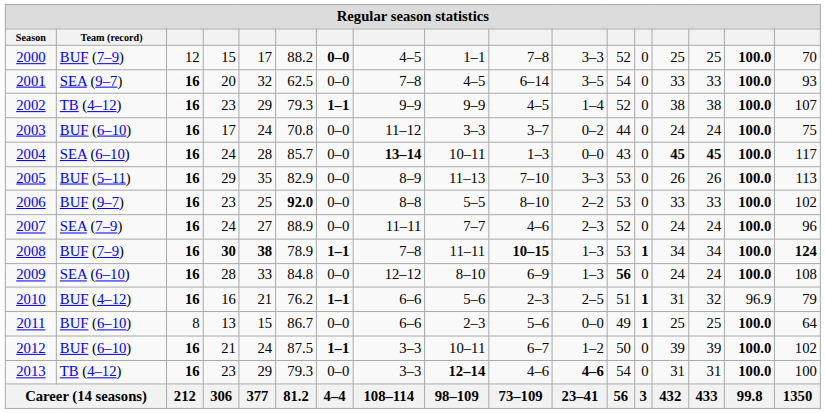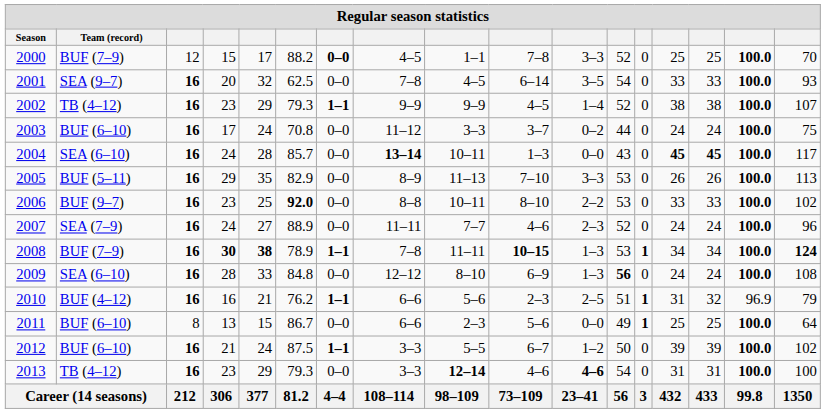(474, 202) 5–5 -> (467, 202) 10–11
(467, 347) 10–11 -> (474, 347) 5–5
